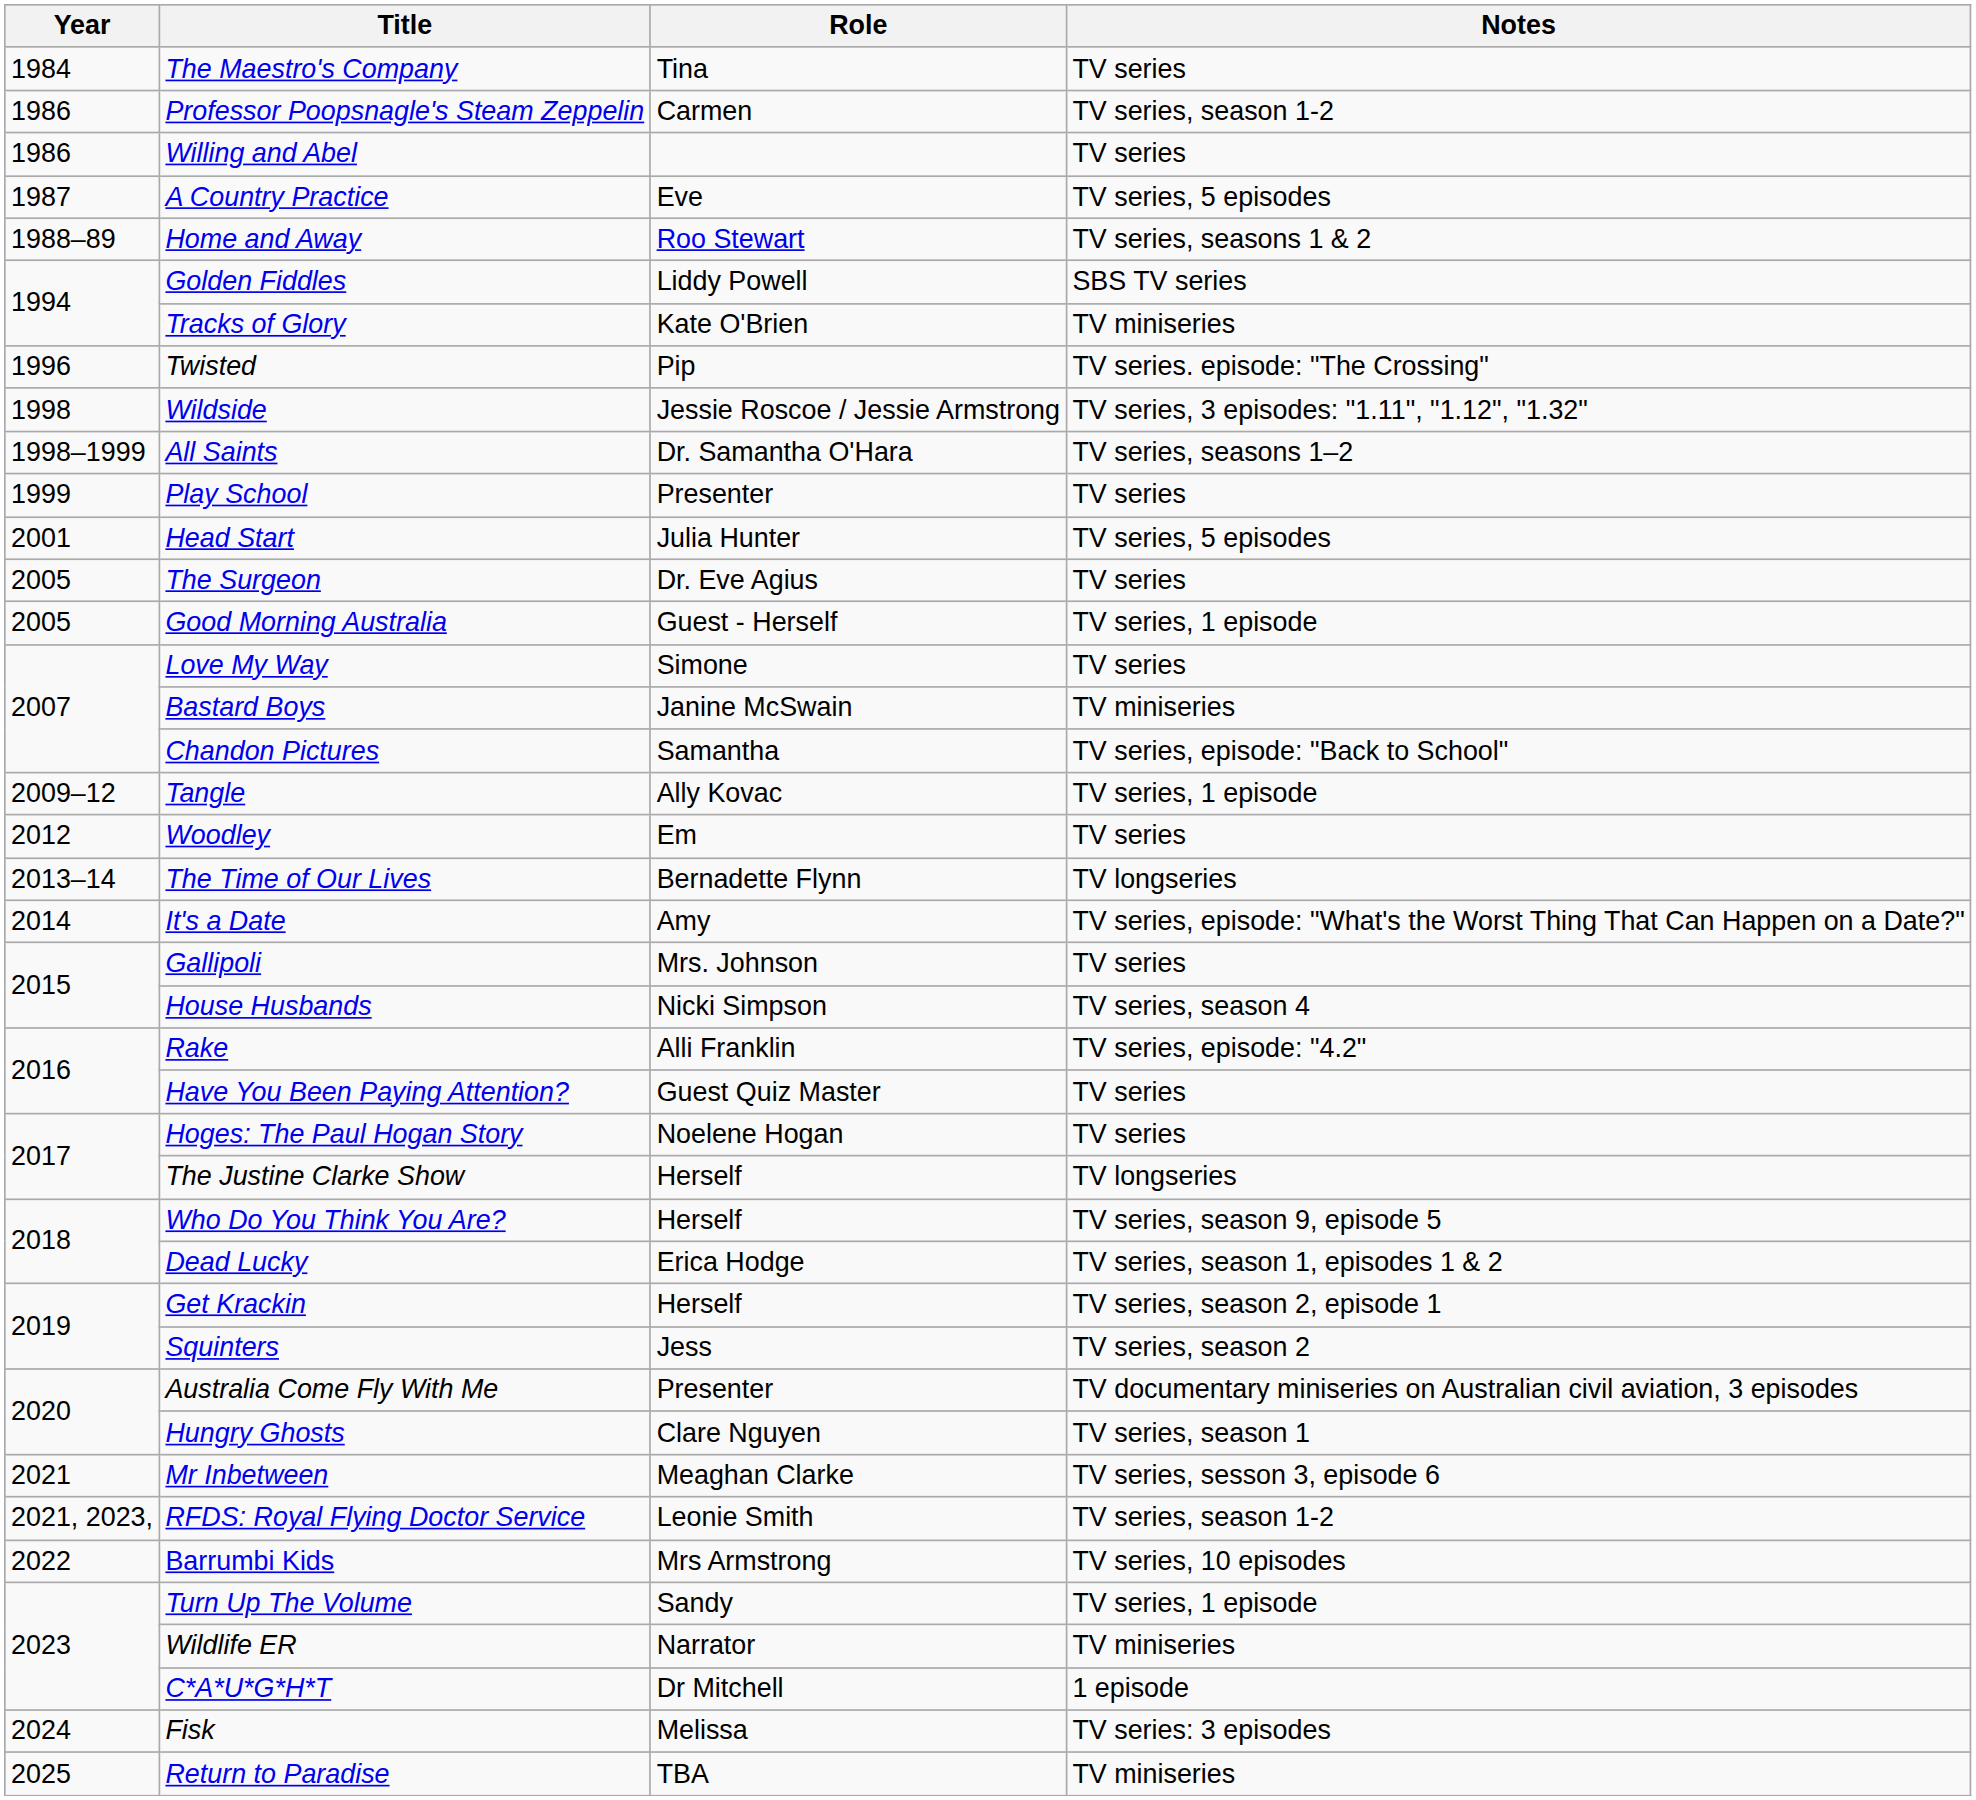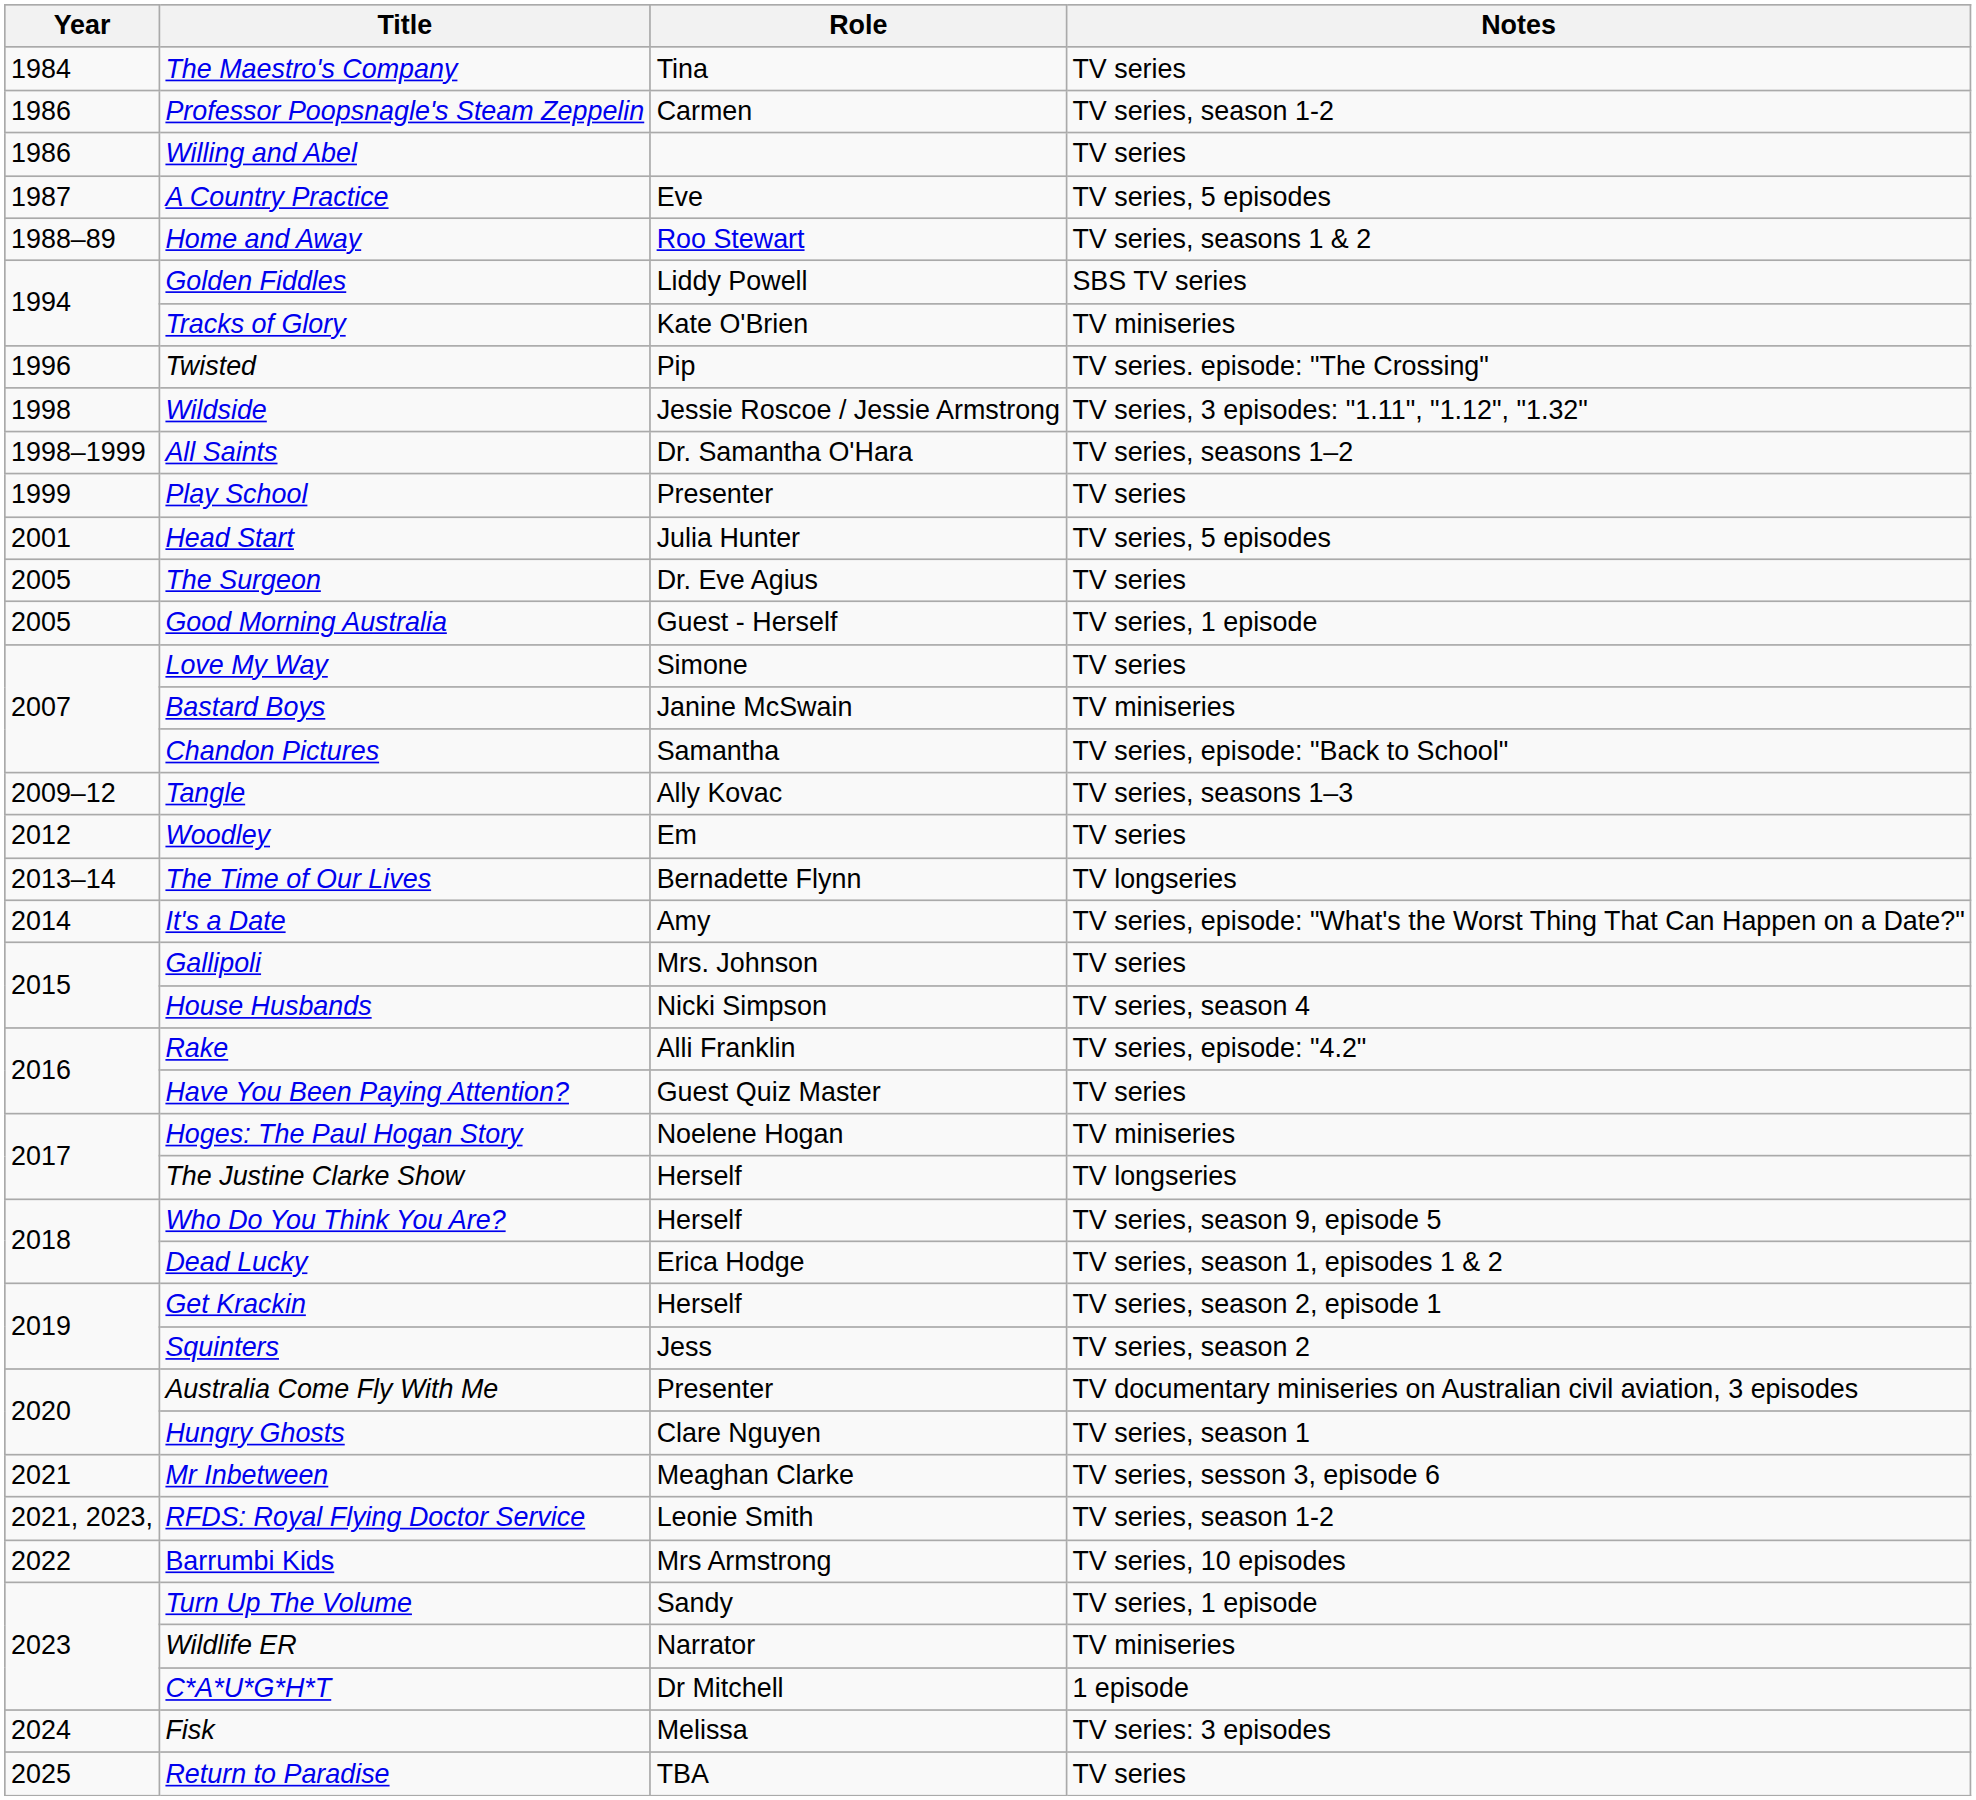(1195, 793) TV series, 1 episode -> (1213, 793) TV series, seasons 1–3
(1129, 1134) TV series -> (1154, 1134) TV miniseries
(1154, 1773) TV miniseries -> (1129, 1773) TV series
